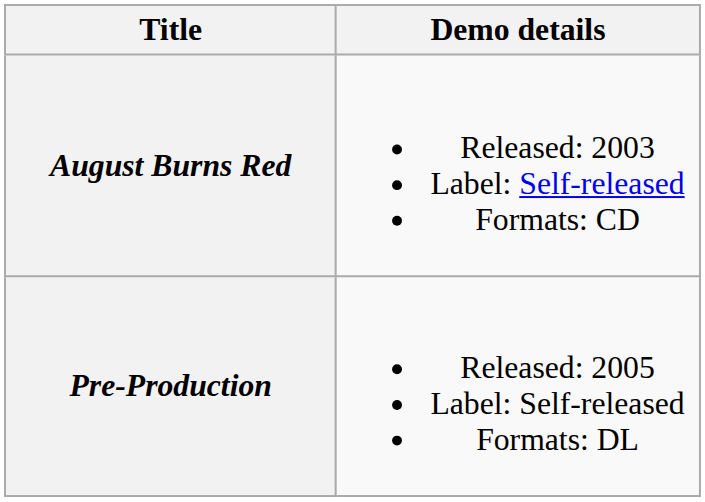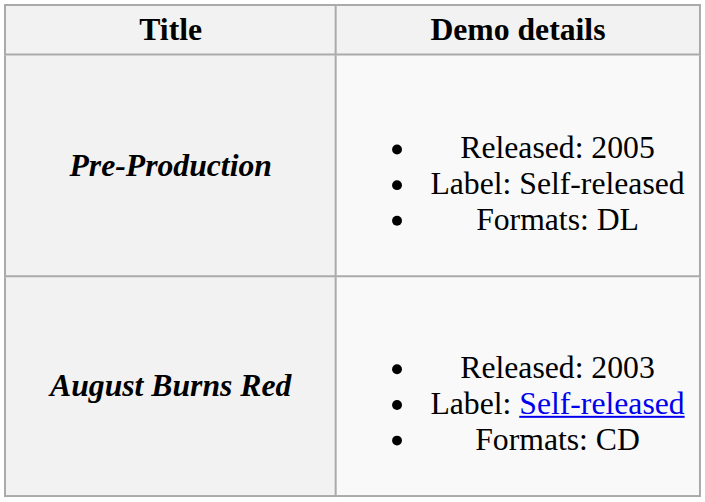rows swapped: (171, 165) <-> (171, 385)
